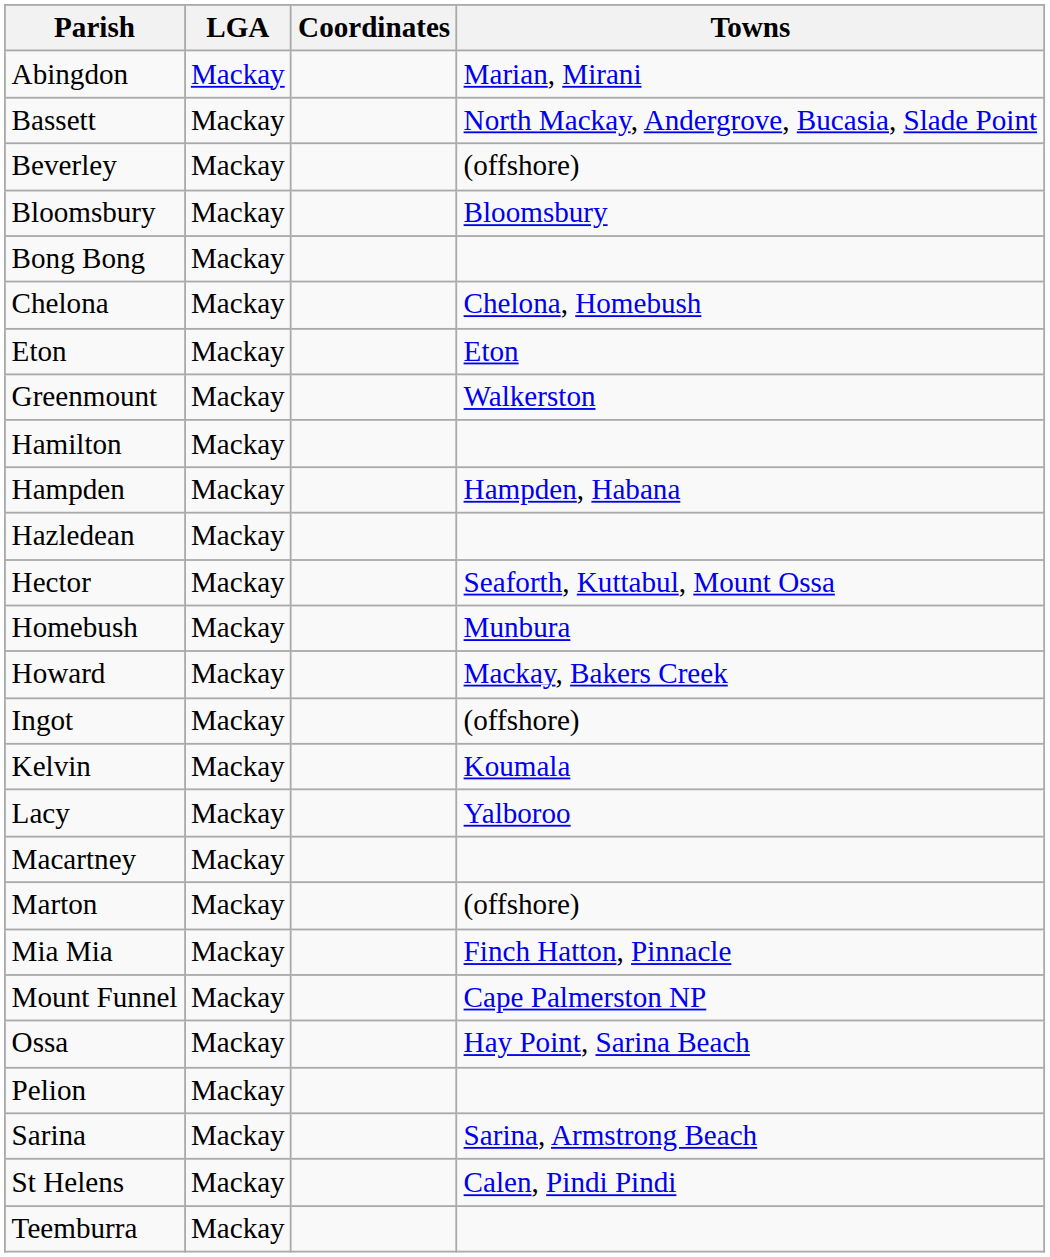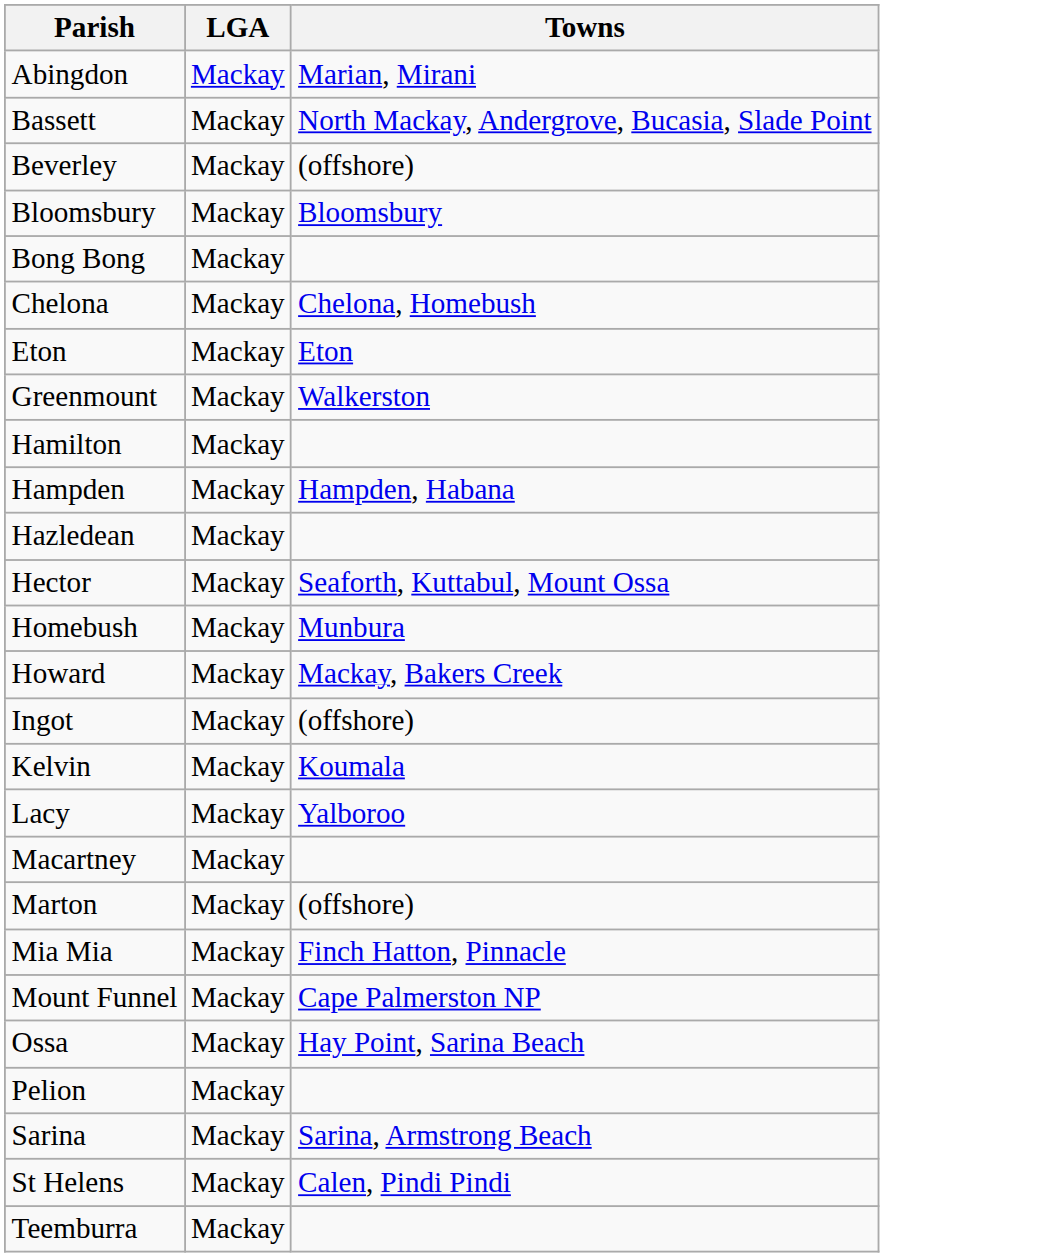- column: (374, 27)
